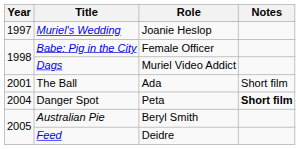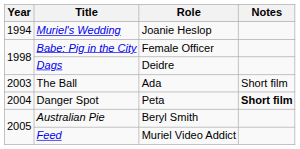(19, 30) 1997 -> (19, 30) 1994
(189, 65) Muriel Video Addict -> (158, 65) Deidre
(19, 83) 2001 -> (19, 83) 2003
(158, 135) Deidre -> (189, 135) Muriel Video Addict
